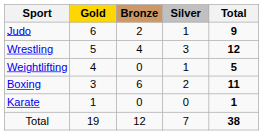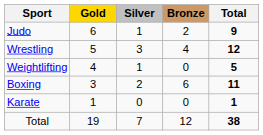columns swapped: (186, 13) <-> (139, 13)
